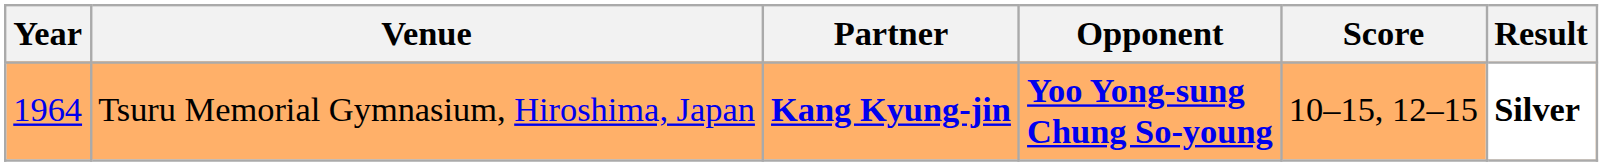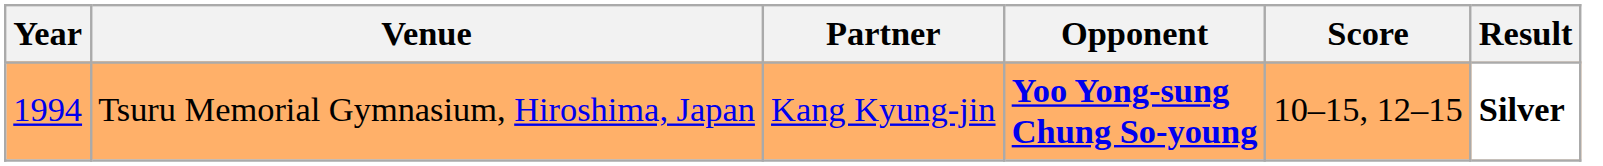(48, 110) 1964 -> (48, 110) 1994
(891, 110) bold -> (883, 110) normal
